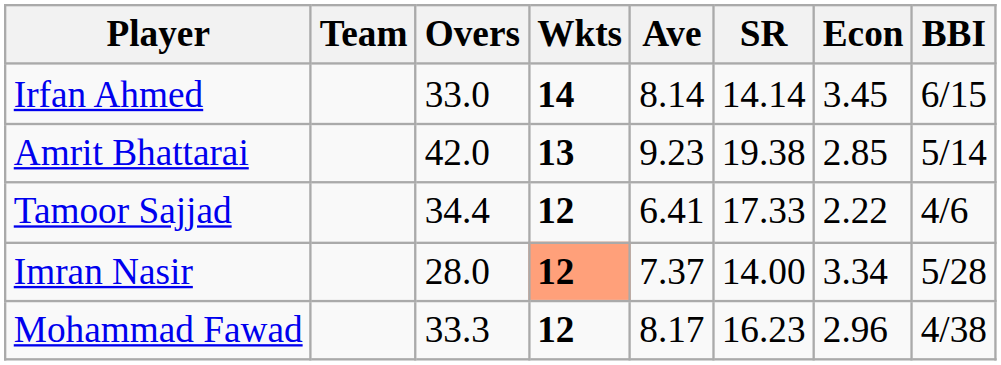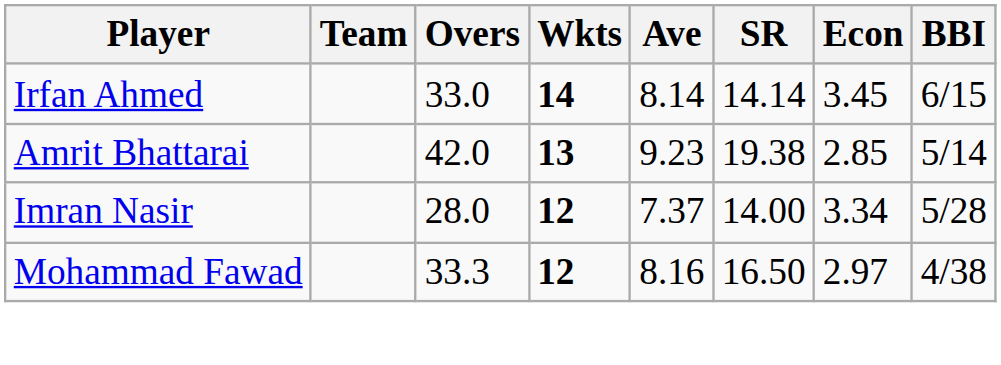- row: (123, 211)
(556, 270) lightsalmon background -> (556, 211) no background
(672, 329) 8.17 -> (672, 270) 8.16
(764, 329) 16.23 -> (764, 270) 16.50
(855, 329) 2.96 -> (855, 270) 2.97
